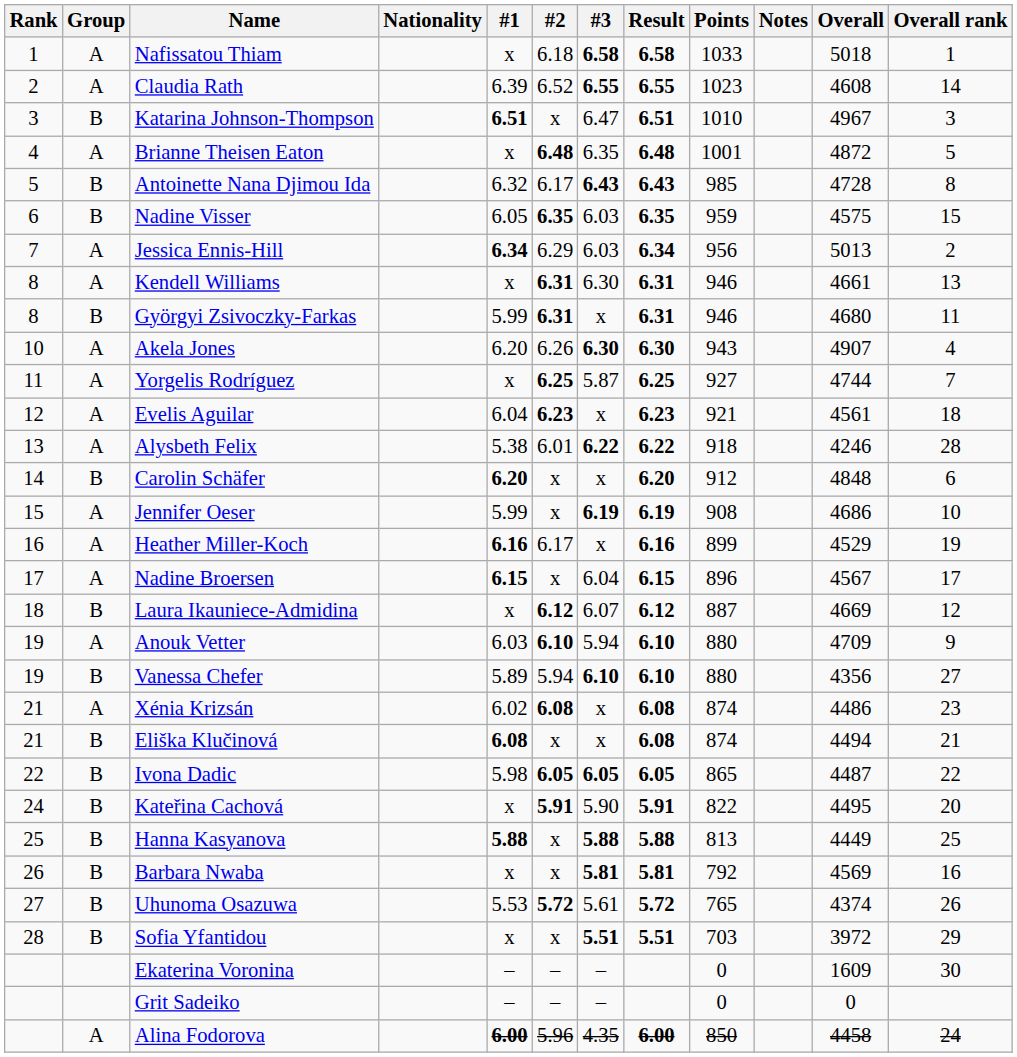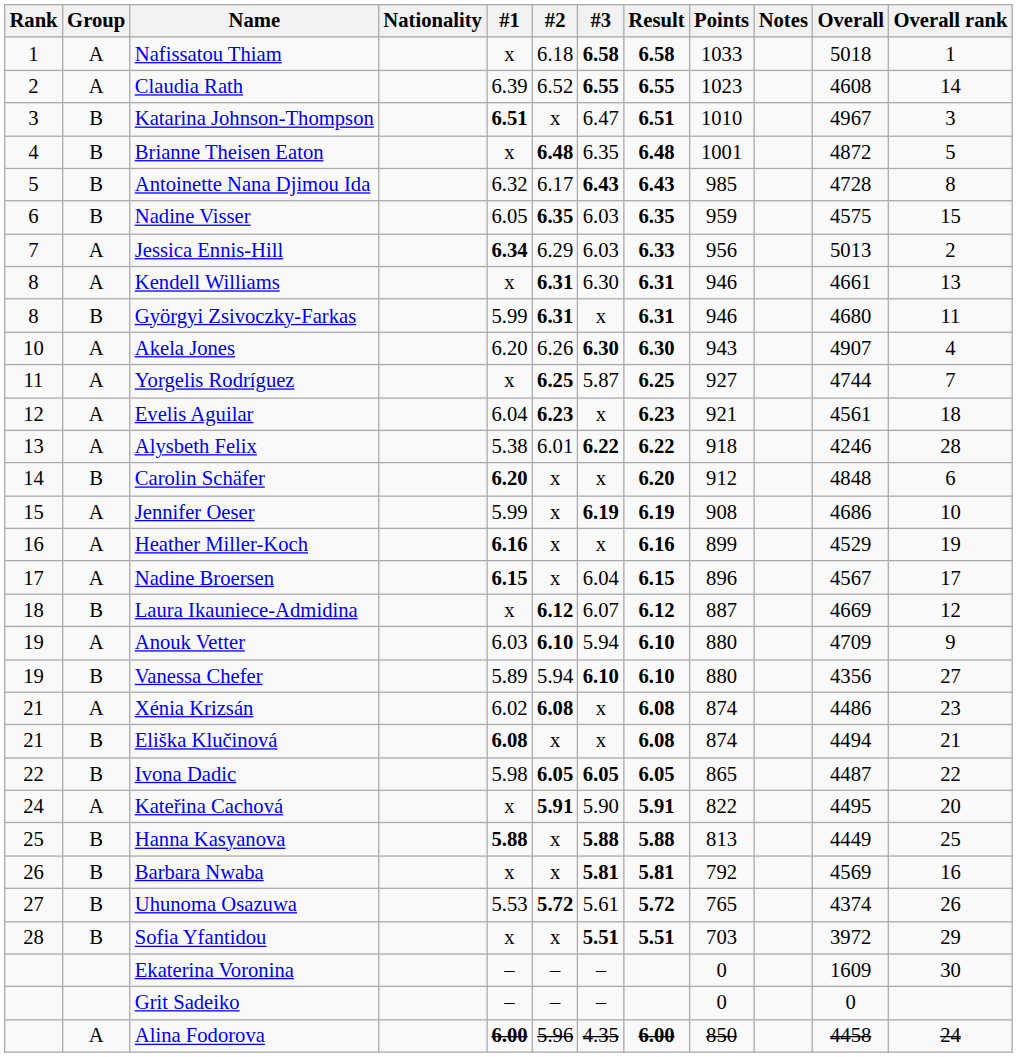(96, 151) A -> (96, 151) B
(656, 250) 6.34 -> (656, 250) 6.33
(555, 544) 6.17 -> (555, 544) x
(96, 806) B -> (96, 806) A
